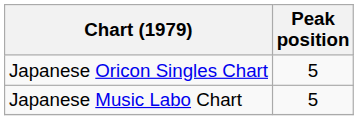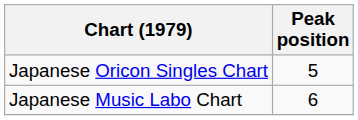(313, 99) 5 -> (313, 99) 6
